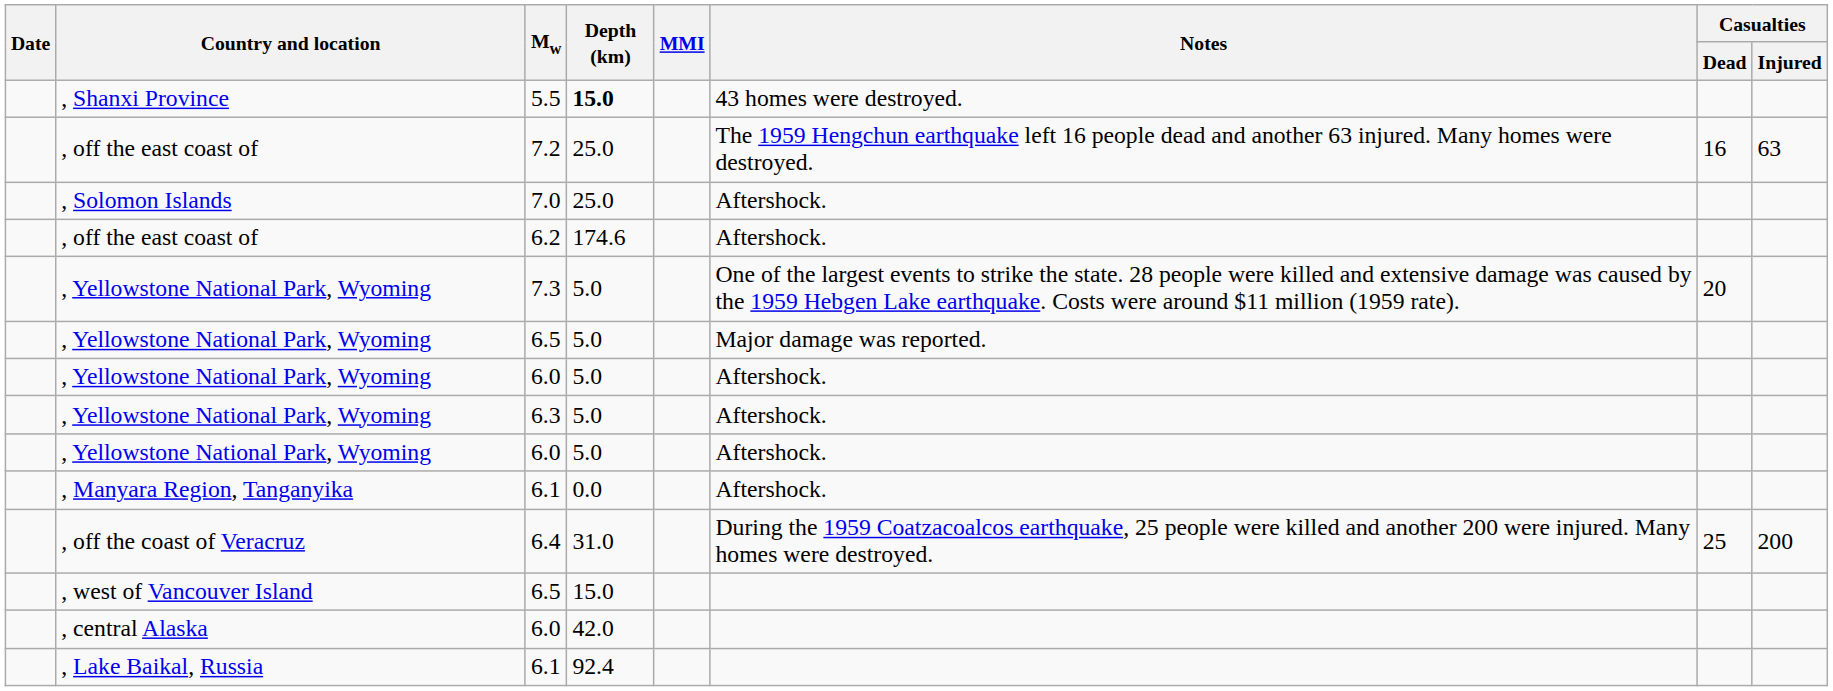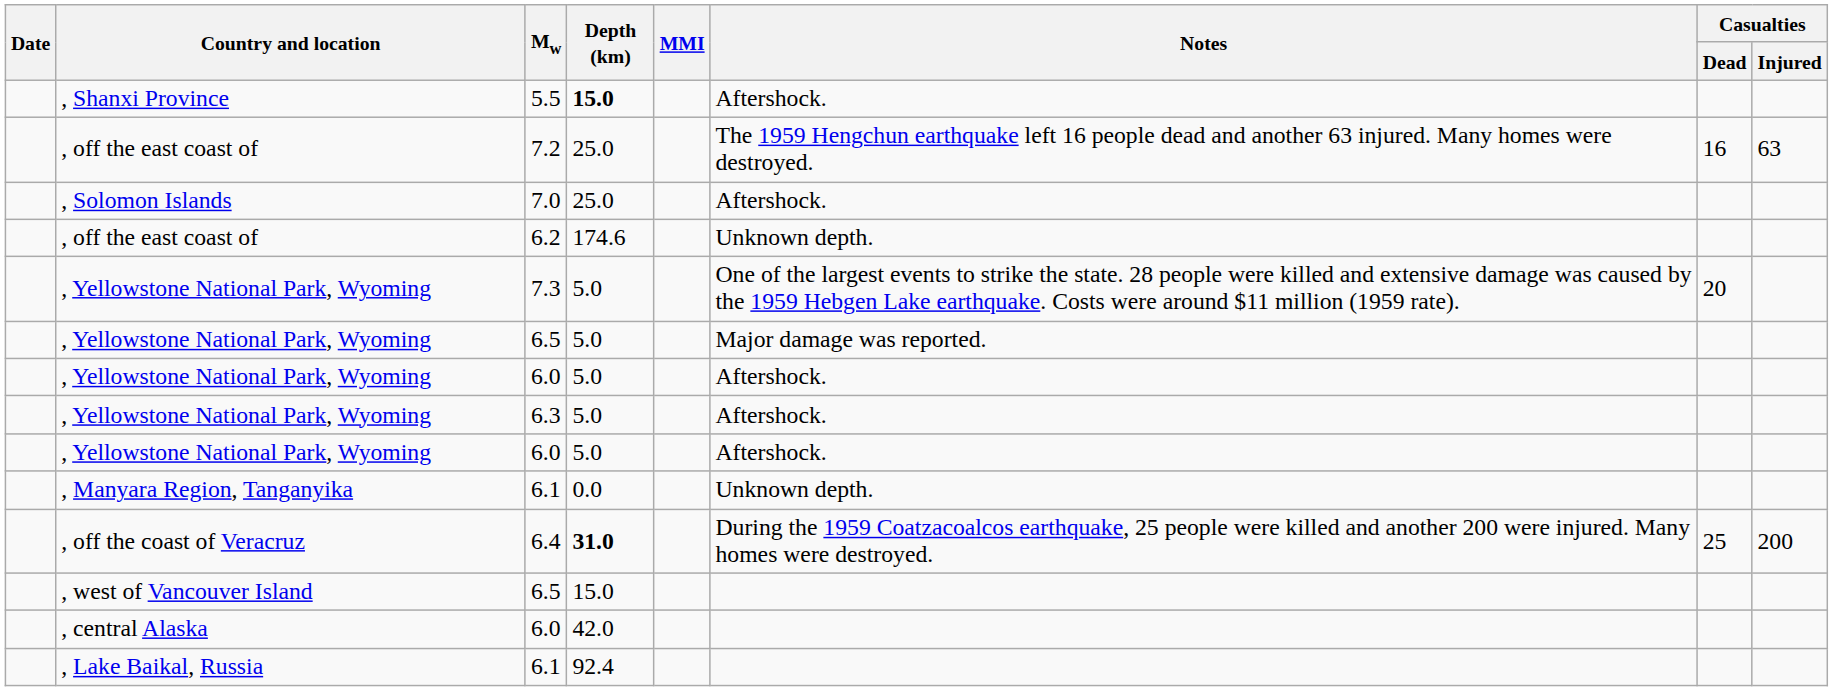(839, 98) 43 homes were destroyed. -> (771, 98) Aftershock.
(771, 237) Aftershock. -> (794, 237) Unknown depth.
(771, 489) Aftershock. -> (794, 489) Unknown depth.
(593, 540) normal -> (593, 540) bold
